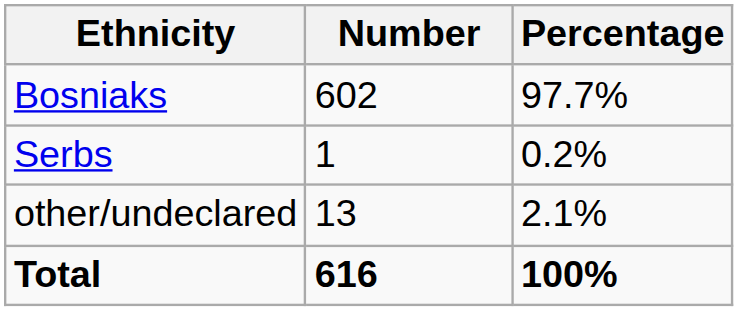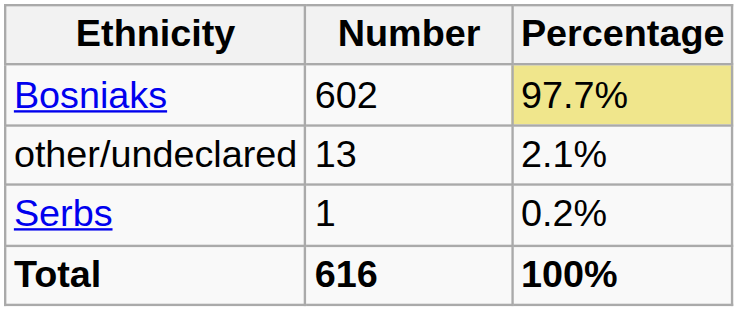(574, 94) no background -> (574, 94) khaki background
rows swapped: (63, 154) <-> (156, 214)
